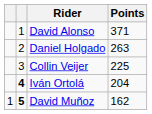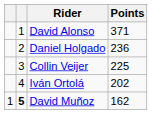(120, 48) 263 -> (120, 48) 236
(21, 84) bold -> (21, 84) normal
(120, 84) 204 -> (120, 84) 202
